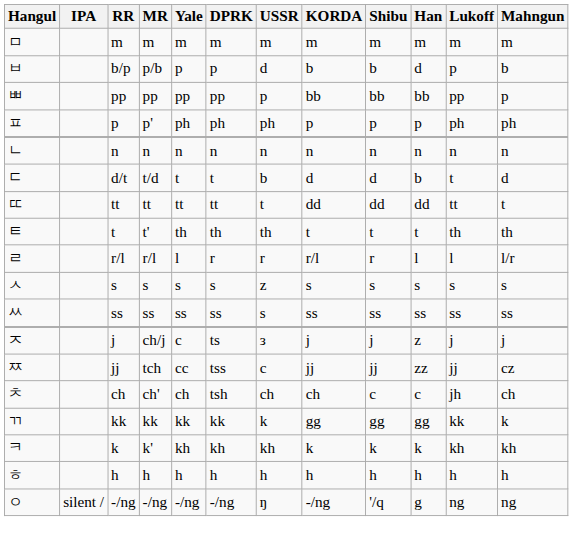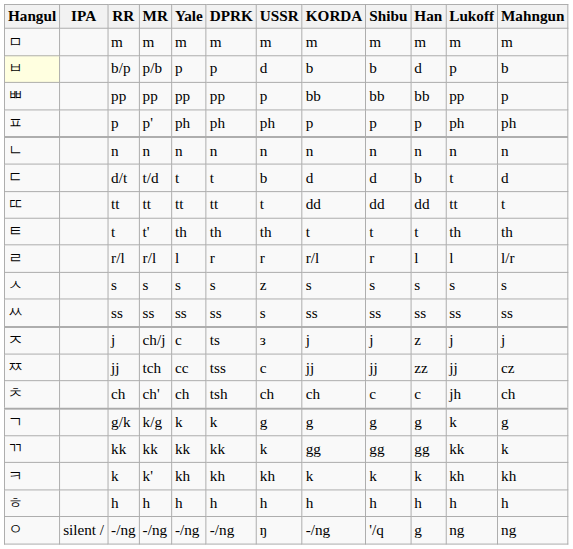(16, 68) no background -> (16, 68) lightyellow background
+ row: (121, 422)
